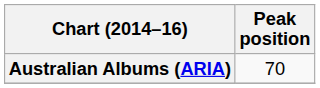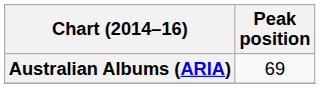(275, 68) 70 -> (275, 68) 69
